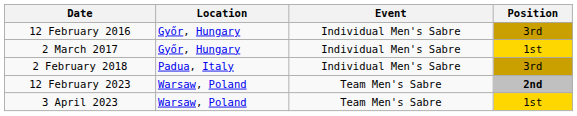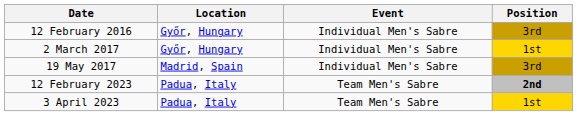+ row: (81, 66)
- row: (80, 66)
(202, 84) Warsaw, Poland -> (198, 84) Padua, Italy
(202, 101) Warsaw, Poland -> (198, 101) Padua, Italy
